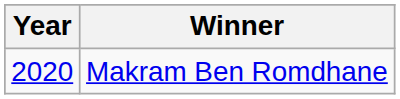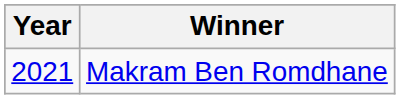(42, 70) 2020 -> (42, 70) 2021
